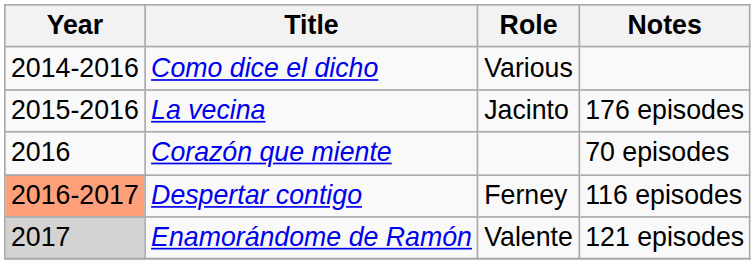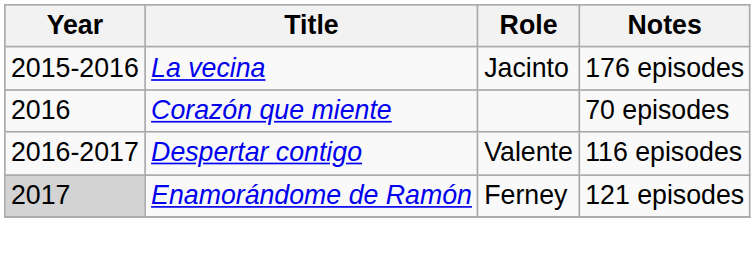- row: (265, 68)
(75, 195) lightsalmon background -> (75, 152) no background
(526, 195) Ferney -> (529, 152) Valente
(529, 237) Valente -> (526, 195) Ferney
